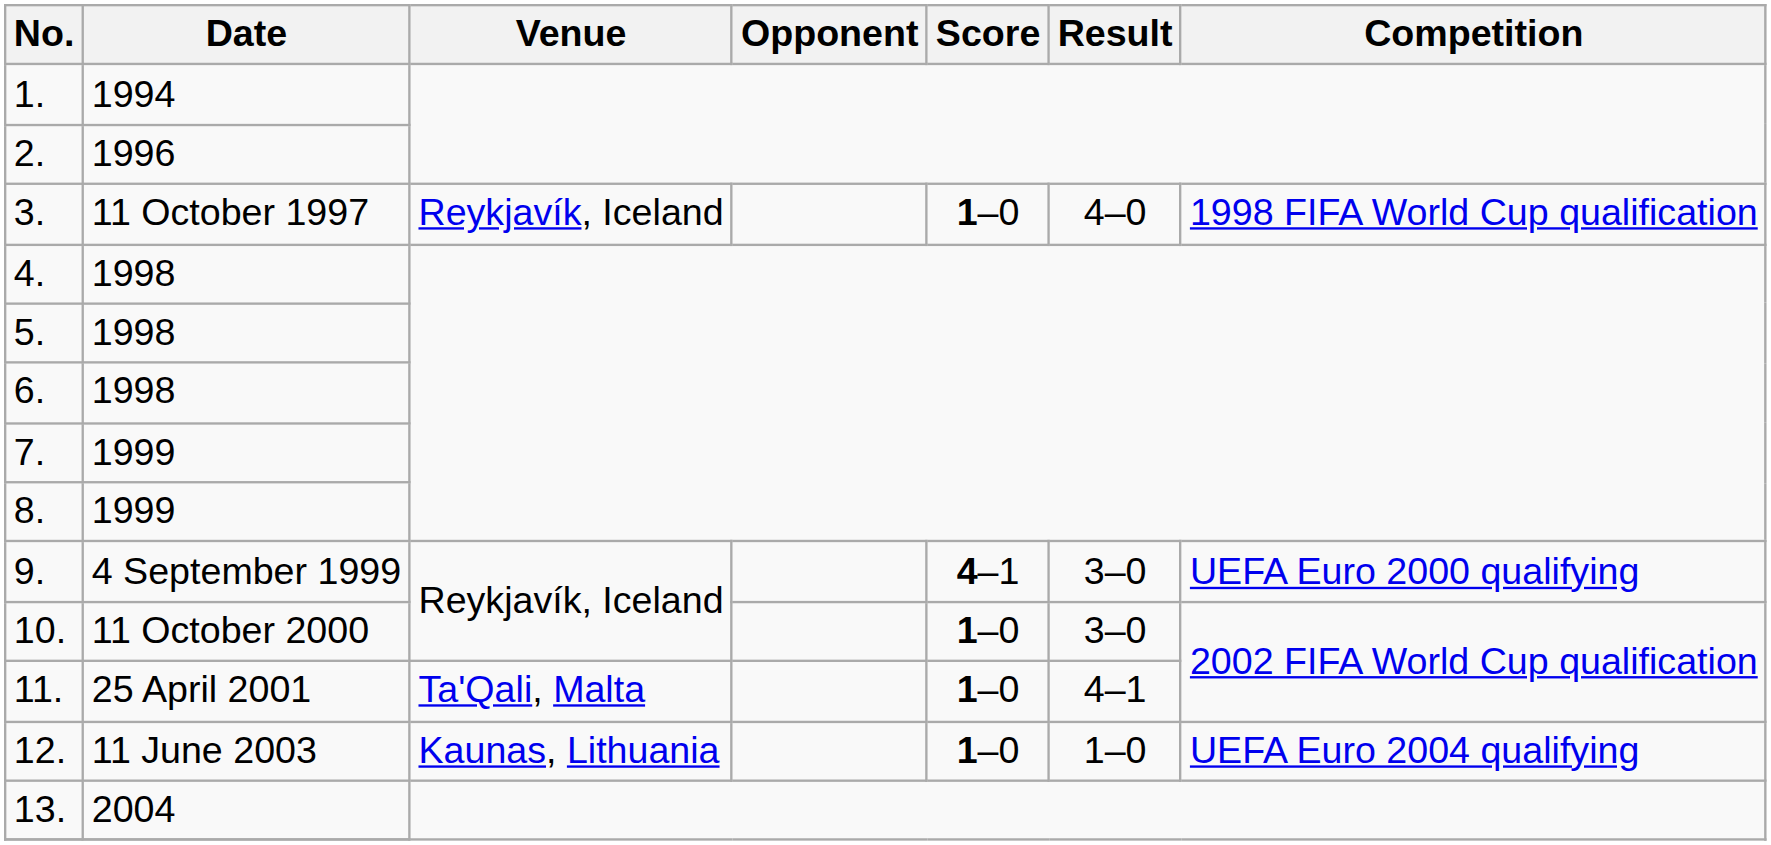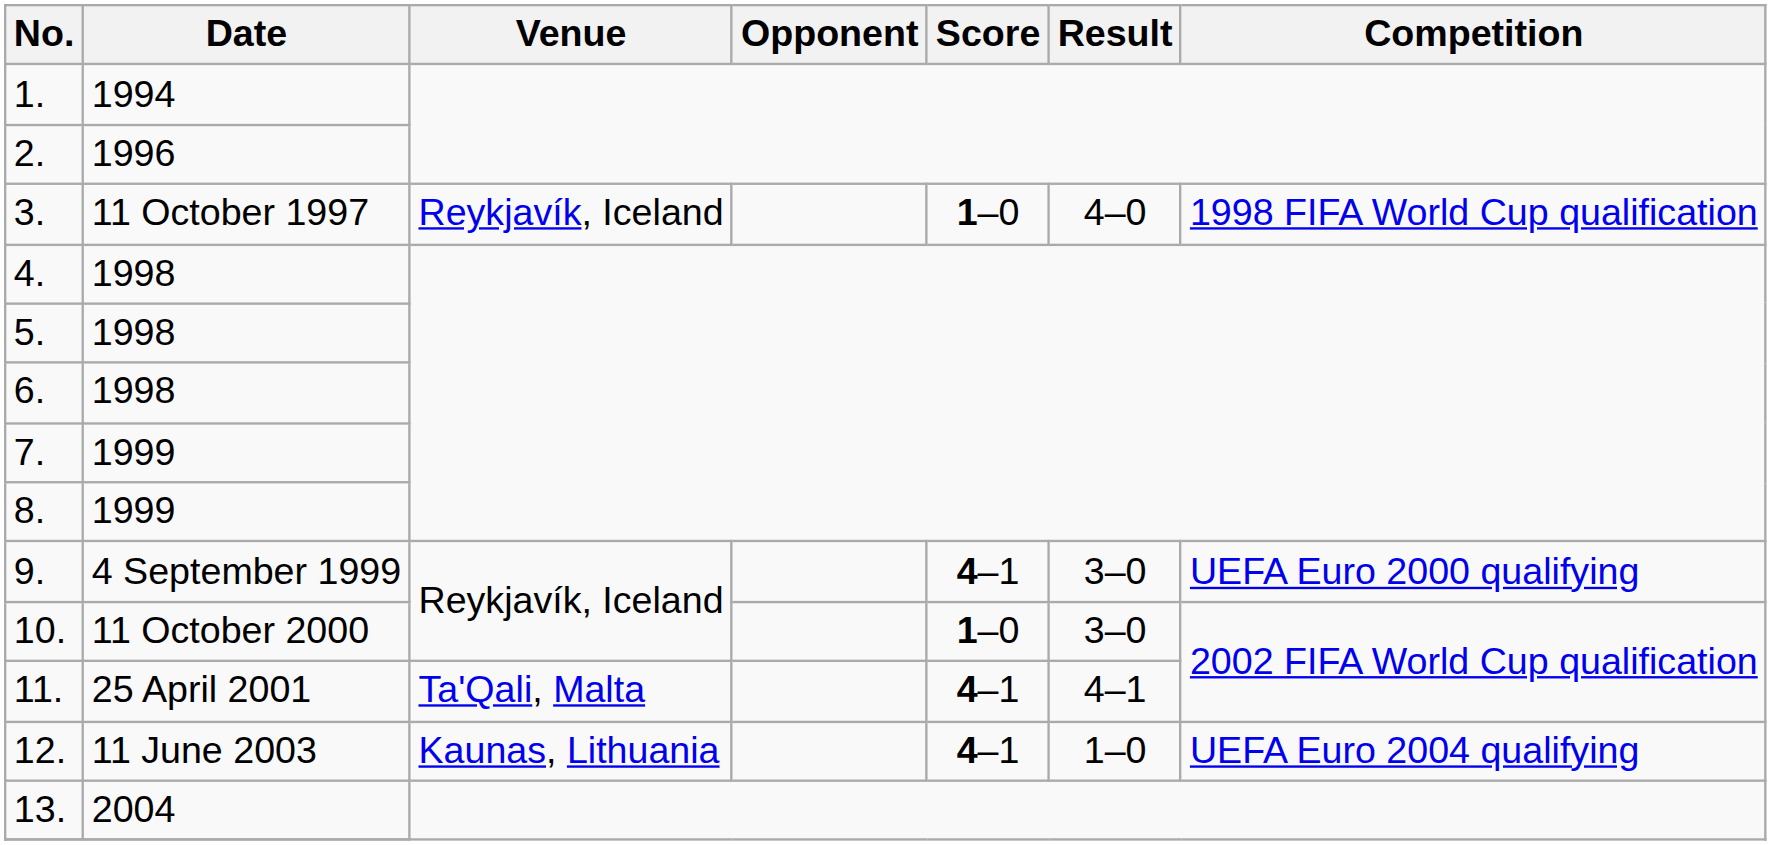(988, 690) 1–0 -> (988, 690) 4–1
(988, 749) 1–0 -> (988, 749) 4–1
